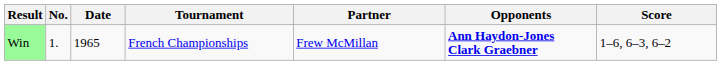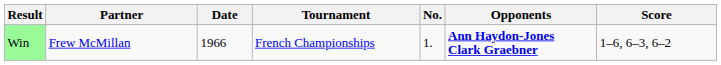columns swapped: (58, 14) <-> (369, 14)
(87, 42) 1965 -> (213, 42) 1966
